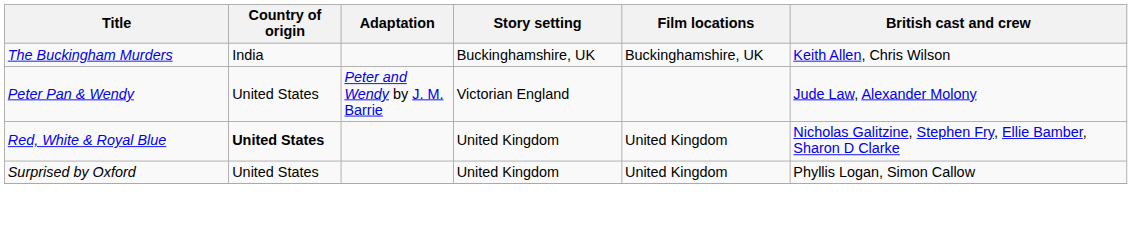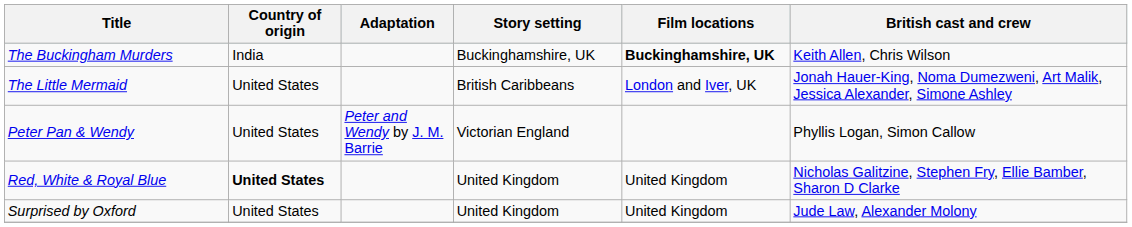(694, 54) normal -> (700, 54) bold
+ row: (67, 85)
(885, 93) Jude Law, Alexander Molony -> (884, 133) Phyllis Logan, Simon Callow
(884, 172) Phyllis Logan, Simon Callow -> (885, 211) Jude Law, Alexander Molony
